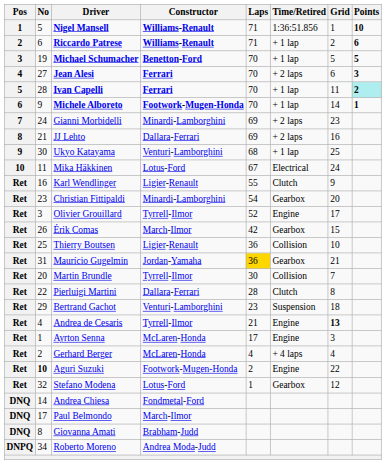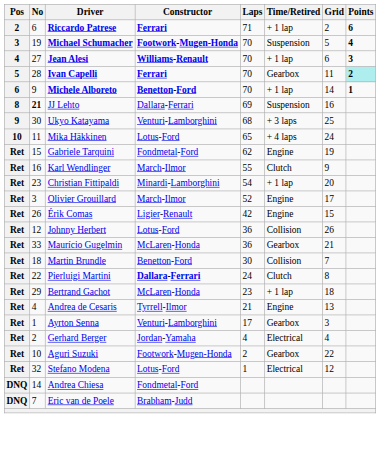- row: (81, 27)
(178, 43) Williams-Renault -> (152, 27) Ferrari
(172, 59) Benetton-Ford -> (188, 43) Footwork-Mugen-Honda
(286, 59) + 1 lap -> (288, 43) Suspension
(356, 59) 5 -> (351, 43) 4
(158, 74) Ferrari -> (173, 59) Williams-Renault
(287, 74) + 2 laps -> (280, 59) + 1 lap
(286, 90) + 1 lap -> (283, 74) Gearbox
(193, 105) Footwork-Mugen-Honda -> (167, 90) Benetton-Ford
- row: (88, 121)
(42, 136) normal -> (37, 105) bold
(287, 136) + 2 laps -> (288, 105) Suspension
(286, 152) + 1 lap -> (282, 121) + 3 laps
(253, 167) 67 -> (247, 136) 65
(290, 167) Electrical -> (282, 136) + 4 laps
+ row: (81, 152)
(170, 183) Ligier-Renault -> (161, 167) March-Ilmor
(289, 198) Gearbox -> (280, 183) + 1 lap
(168, 214) Tyrrell-Ilmor -> (161, 198) March-Ilmor
(167, 229) March-Ilmor -> (165, 214) Ligier-Renault
(289, 229) Gearbox -> (280, 214) Engine
+ row: (77, 229)
- row: (84, 245)
(42, 261) 31 -> (37, 245) 33
(172, 261) Jordan-Yamaha -> (168, 245) McLaren-Honda
(253, 261) gold background -> (247, 245) no background
(42, 276) 20 -> (37, 261) 18
(168, 276) Tyrrell-Ilmor -> (165, 261) Benetton-Ford
(171, 292) normal -> (169, 276) bold
(253, 292) 28 -> (247, 276) 24
(183, 307) Venturi-Lamborghini -> (168, 292) McLaren-Honda
(294, 307) Suspension -> (280, 292) + 1 lap
(335, 323) bold -> (329, 307) normal
(174, 338) McLaren-Honda -> (177, 323) Venturi-Lamborghini
(286, 338) Engine -> (283, 323) Gearbox
(174, 354) McLaren-Honda -> (166, 338) Jordan-Yamaha
(287, 354) + 4 laps -> (285, 338) Electrical
(42, 369) bold -> (37, 354) normal
(286, 369) Engine -> (283, 354) Gearbox
(289, 385) Gearbox -> (285, 369) Electrical
- row: (83, 416)
+ row: (81, 400)
- row: (84, 432)
- row: (85, 447)
